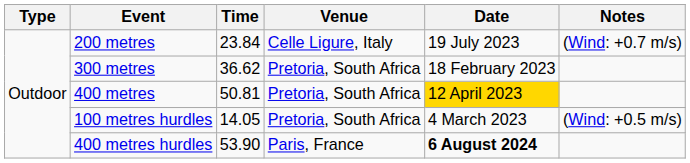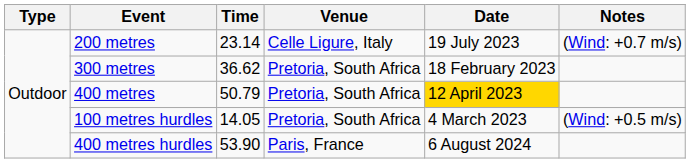(240, 42) 23.84 -> (240, 42) 23.14
(240, 94) 50.81 -> (240, 94) 50.79
(482, 145) bold -> (480, 145) normal
